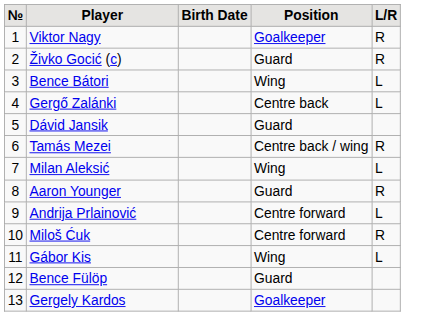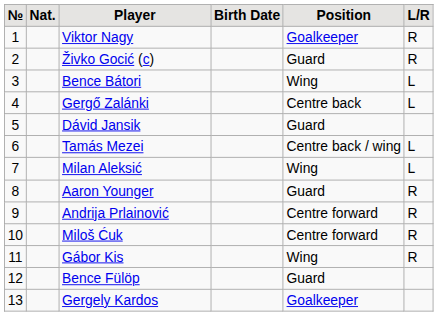+ column: (43, 16)
(380, 147) R -> (411, 147) L
(379, 213) L -> (412, 213) R
(379, 256) L -> (412, 256) R
